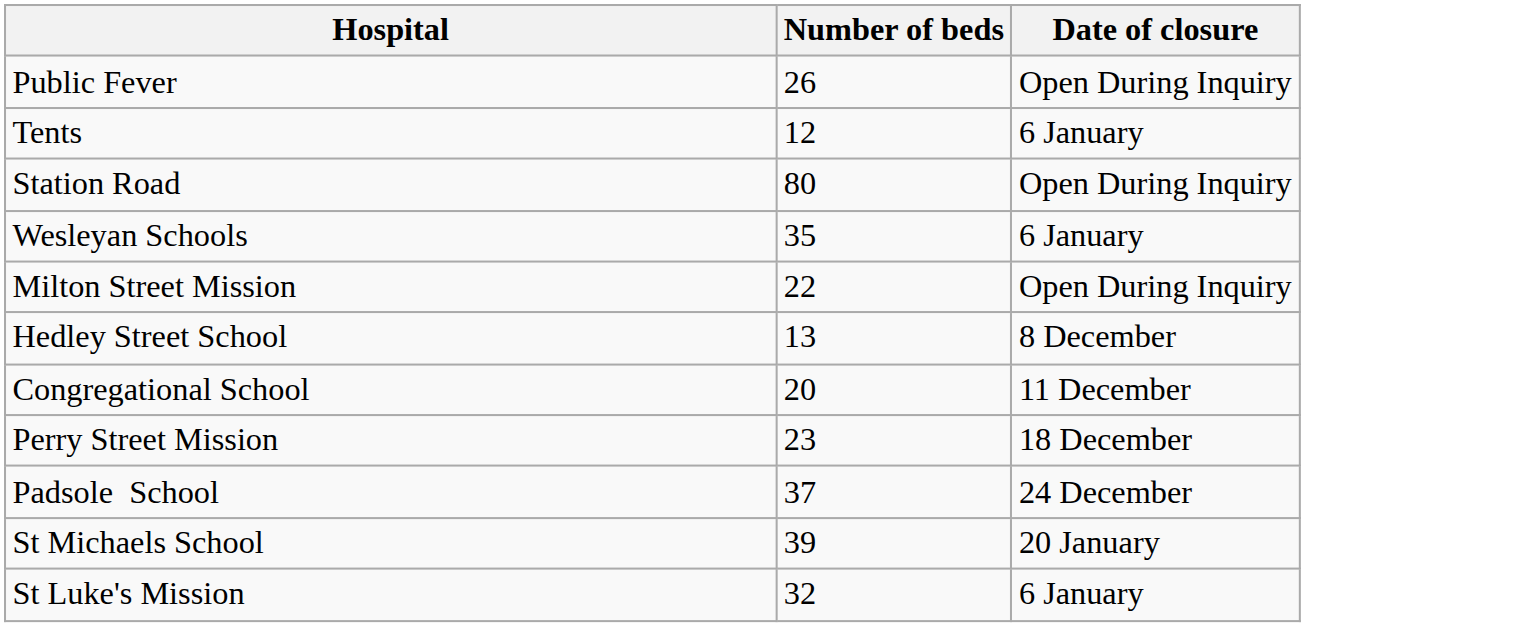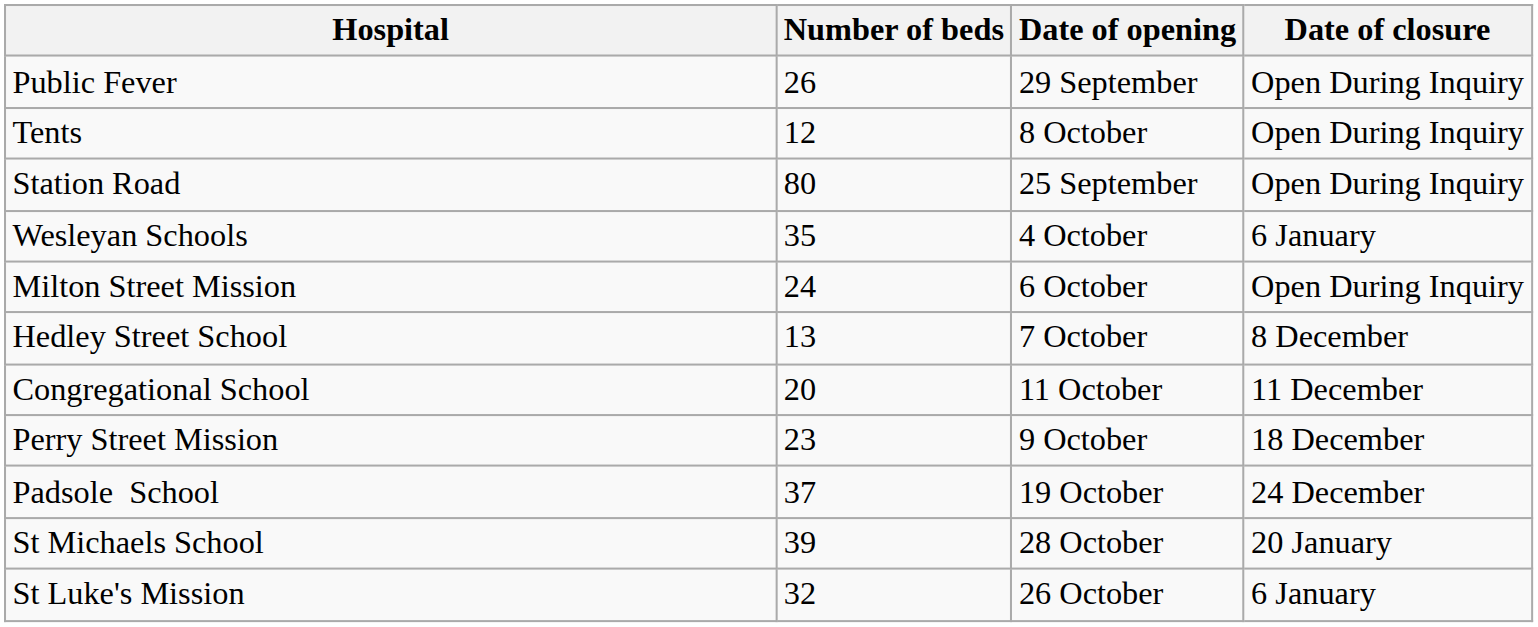+ column: (1128, 30)
(1081, 132) 6 January -> (1388, 132) Open During Inquiry
(800, 286) 22 -> (800, 286) 24
